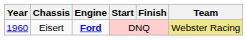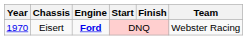(17, 28) 1960 -> (17, 28) 1970
(206, 28) khaki background -> (206, 28) no background
